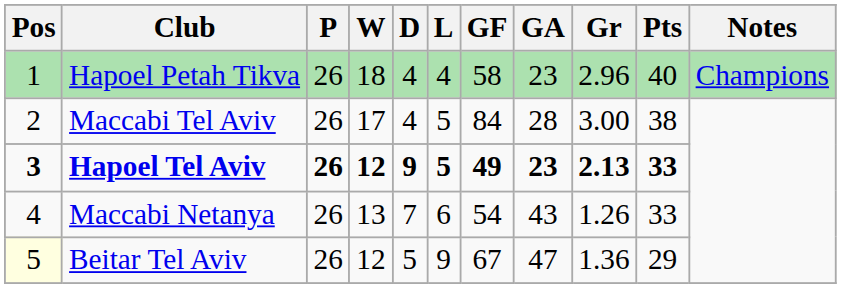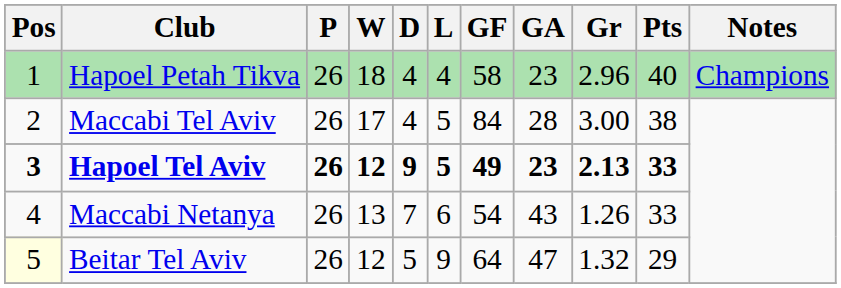(487, 259) 67 -> (487, 259) 64
(604, 259) 1.36 -> (604, 259) 1.32
